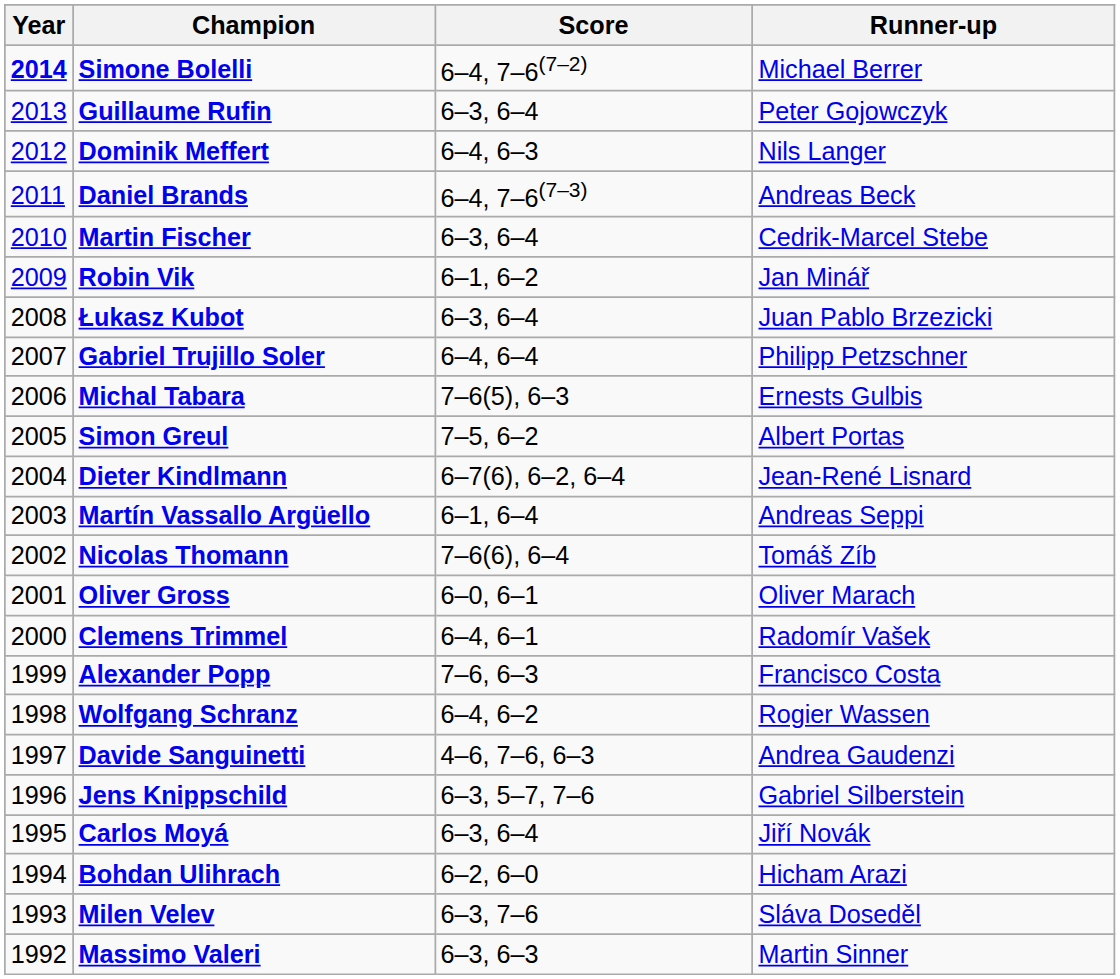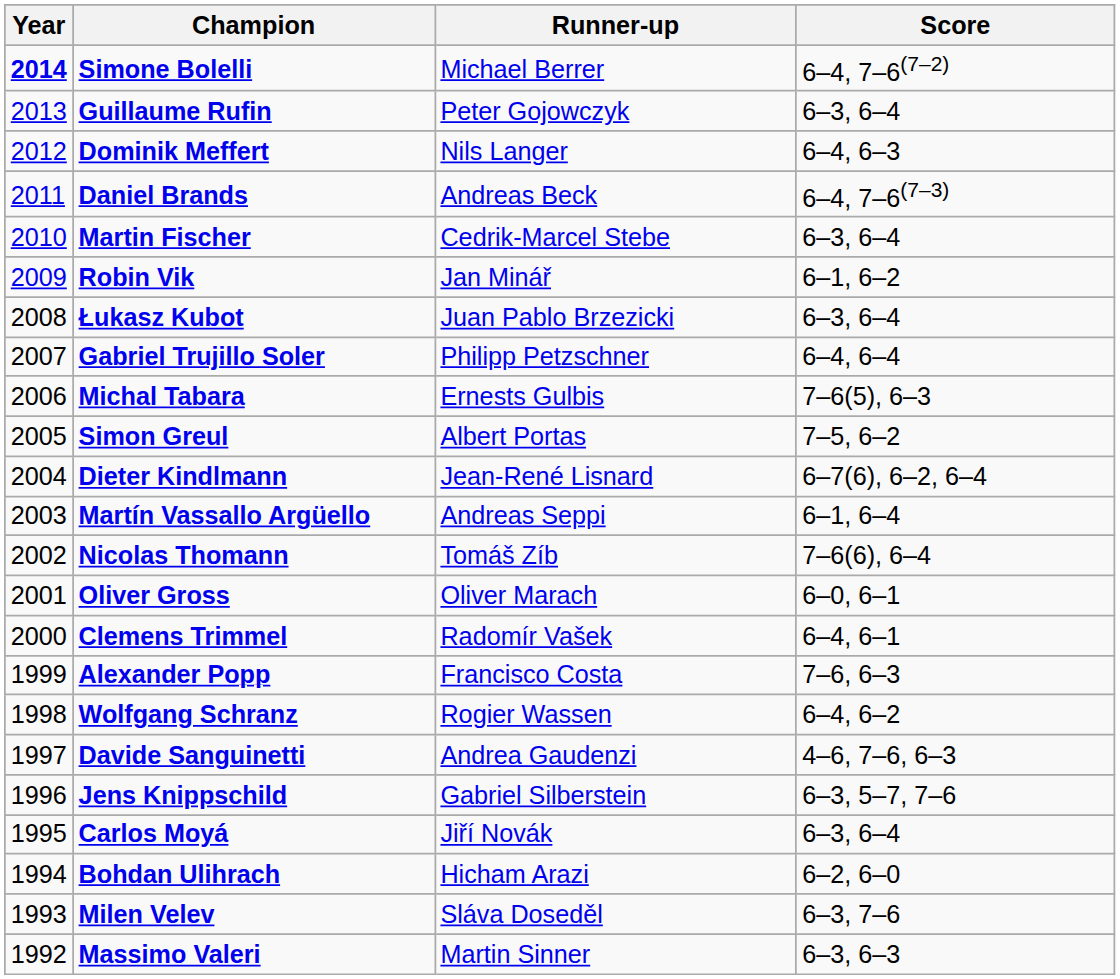columns swapped: (933, 25) <-> (594, 25)
